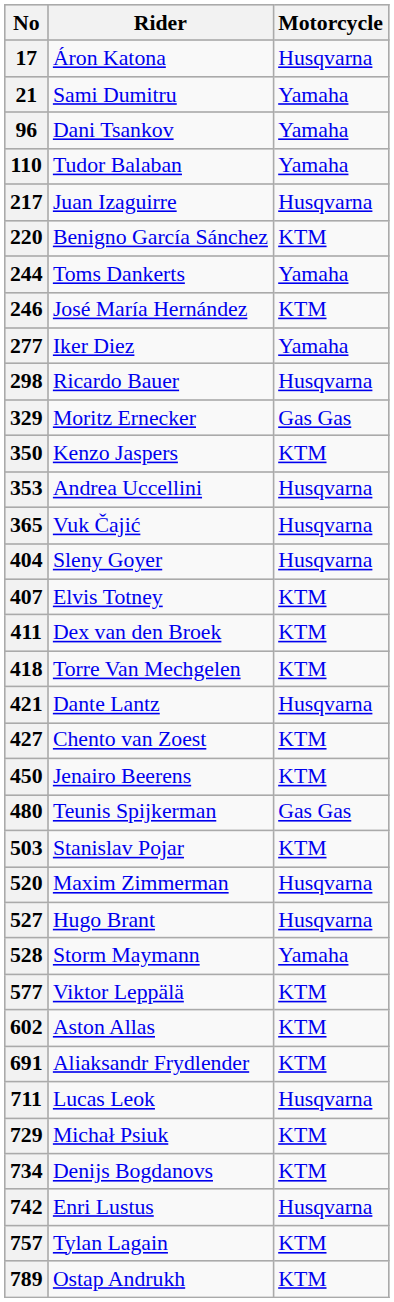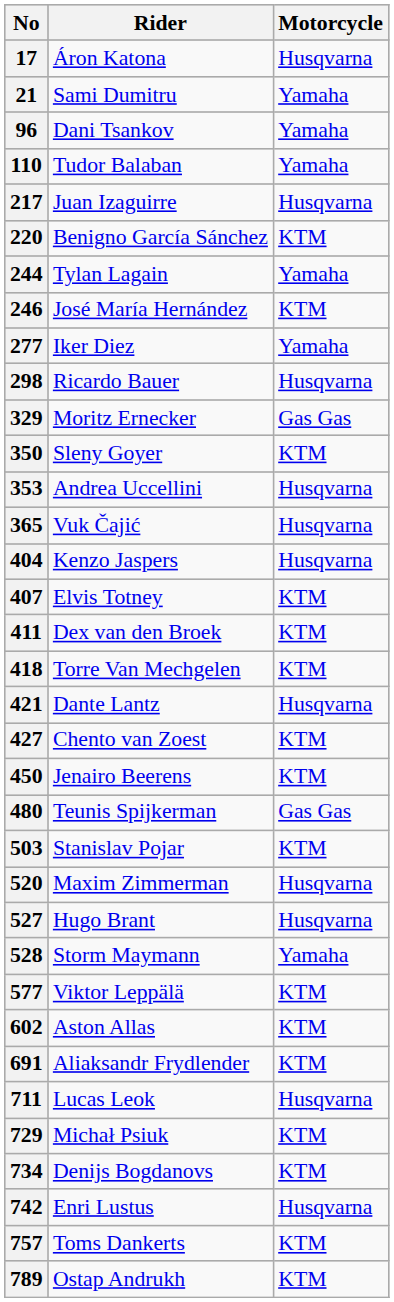(119, 273) Toms Dankerts -> (110, 273) Tylan Lagain
(115, 452) Kenzo Jaspers -> (108, 452) Sleny Goyer
(108, 560) Sleny Goyer -> (115, 560) Kenzo Jaspers
(110, 1242) Tylan Lagain -> (119, 1242) Toms Dankerts
